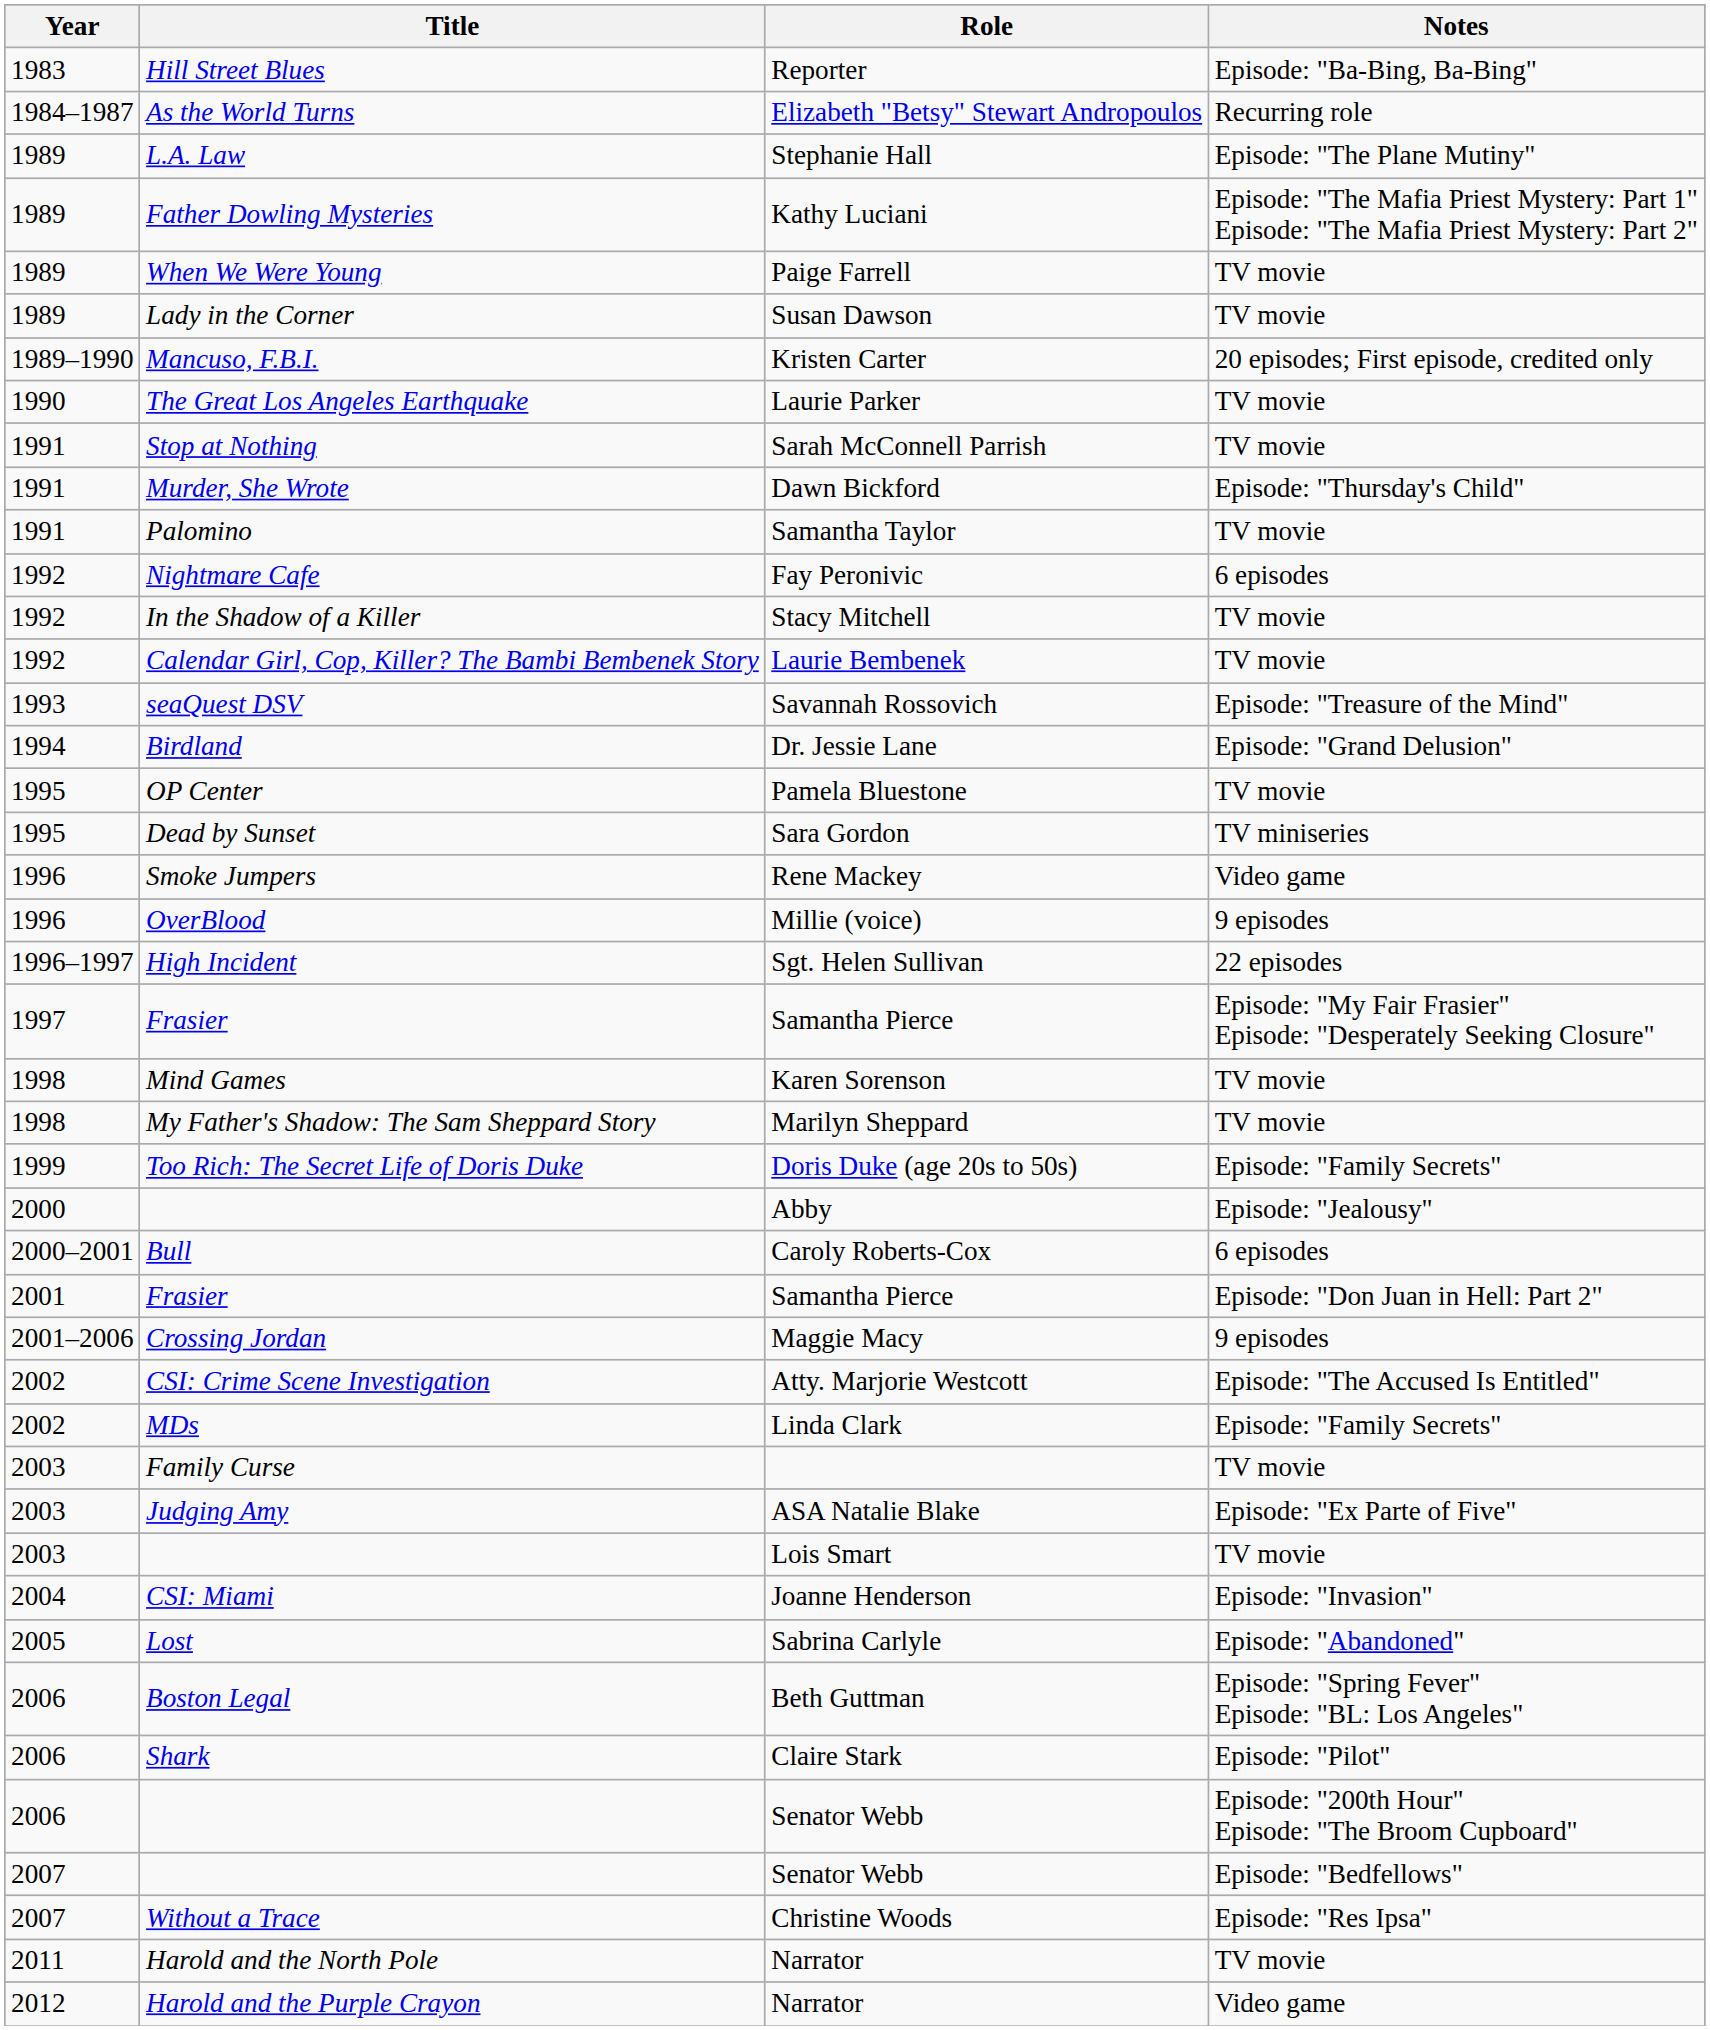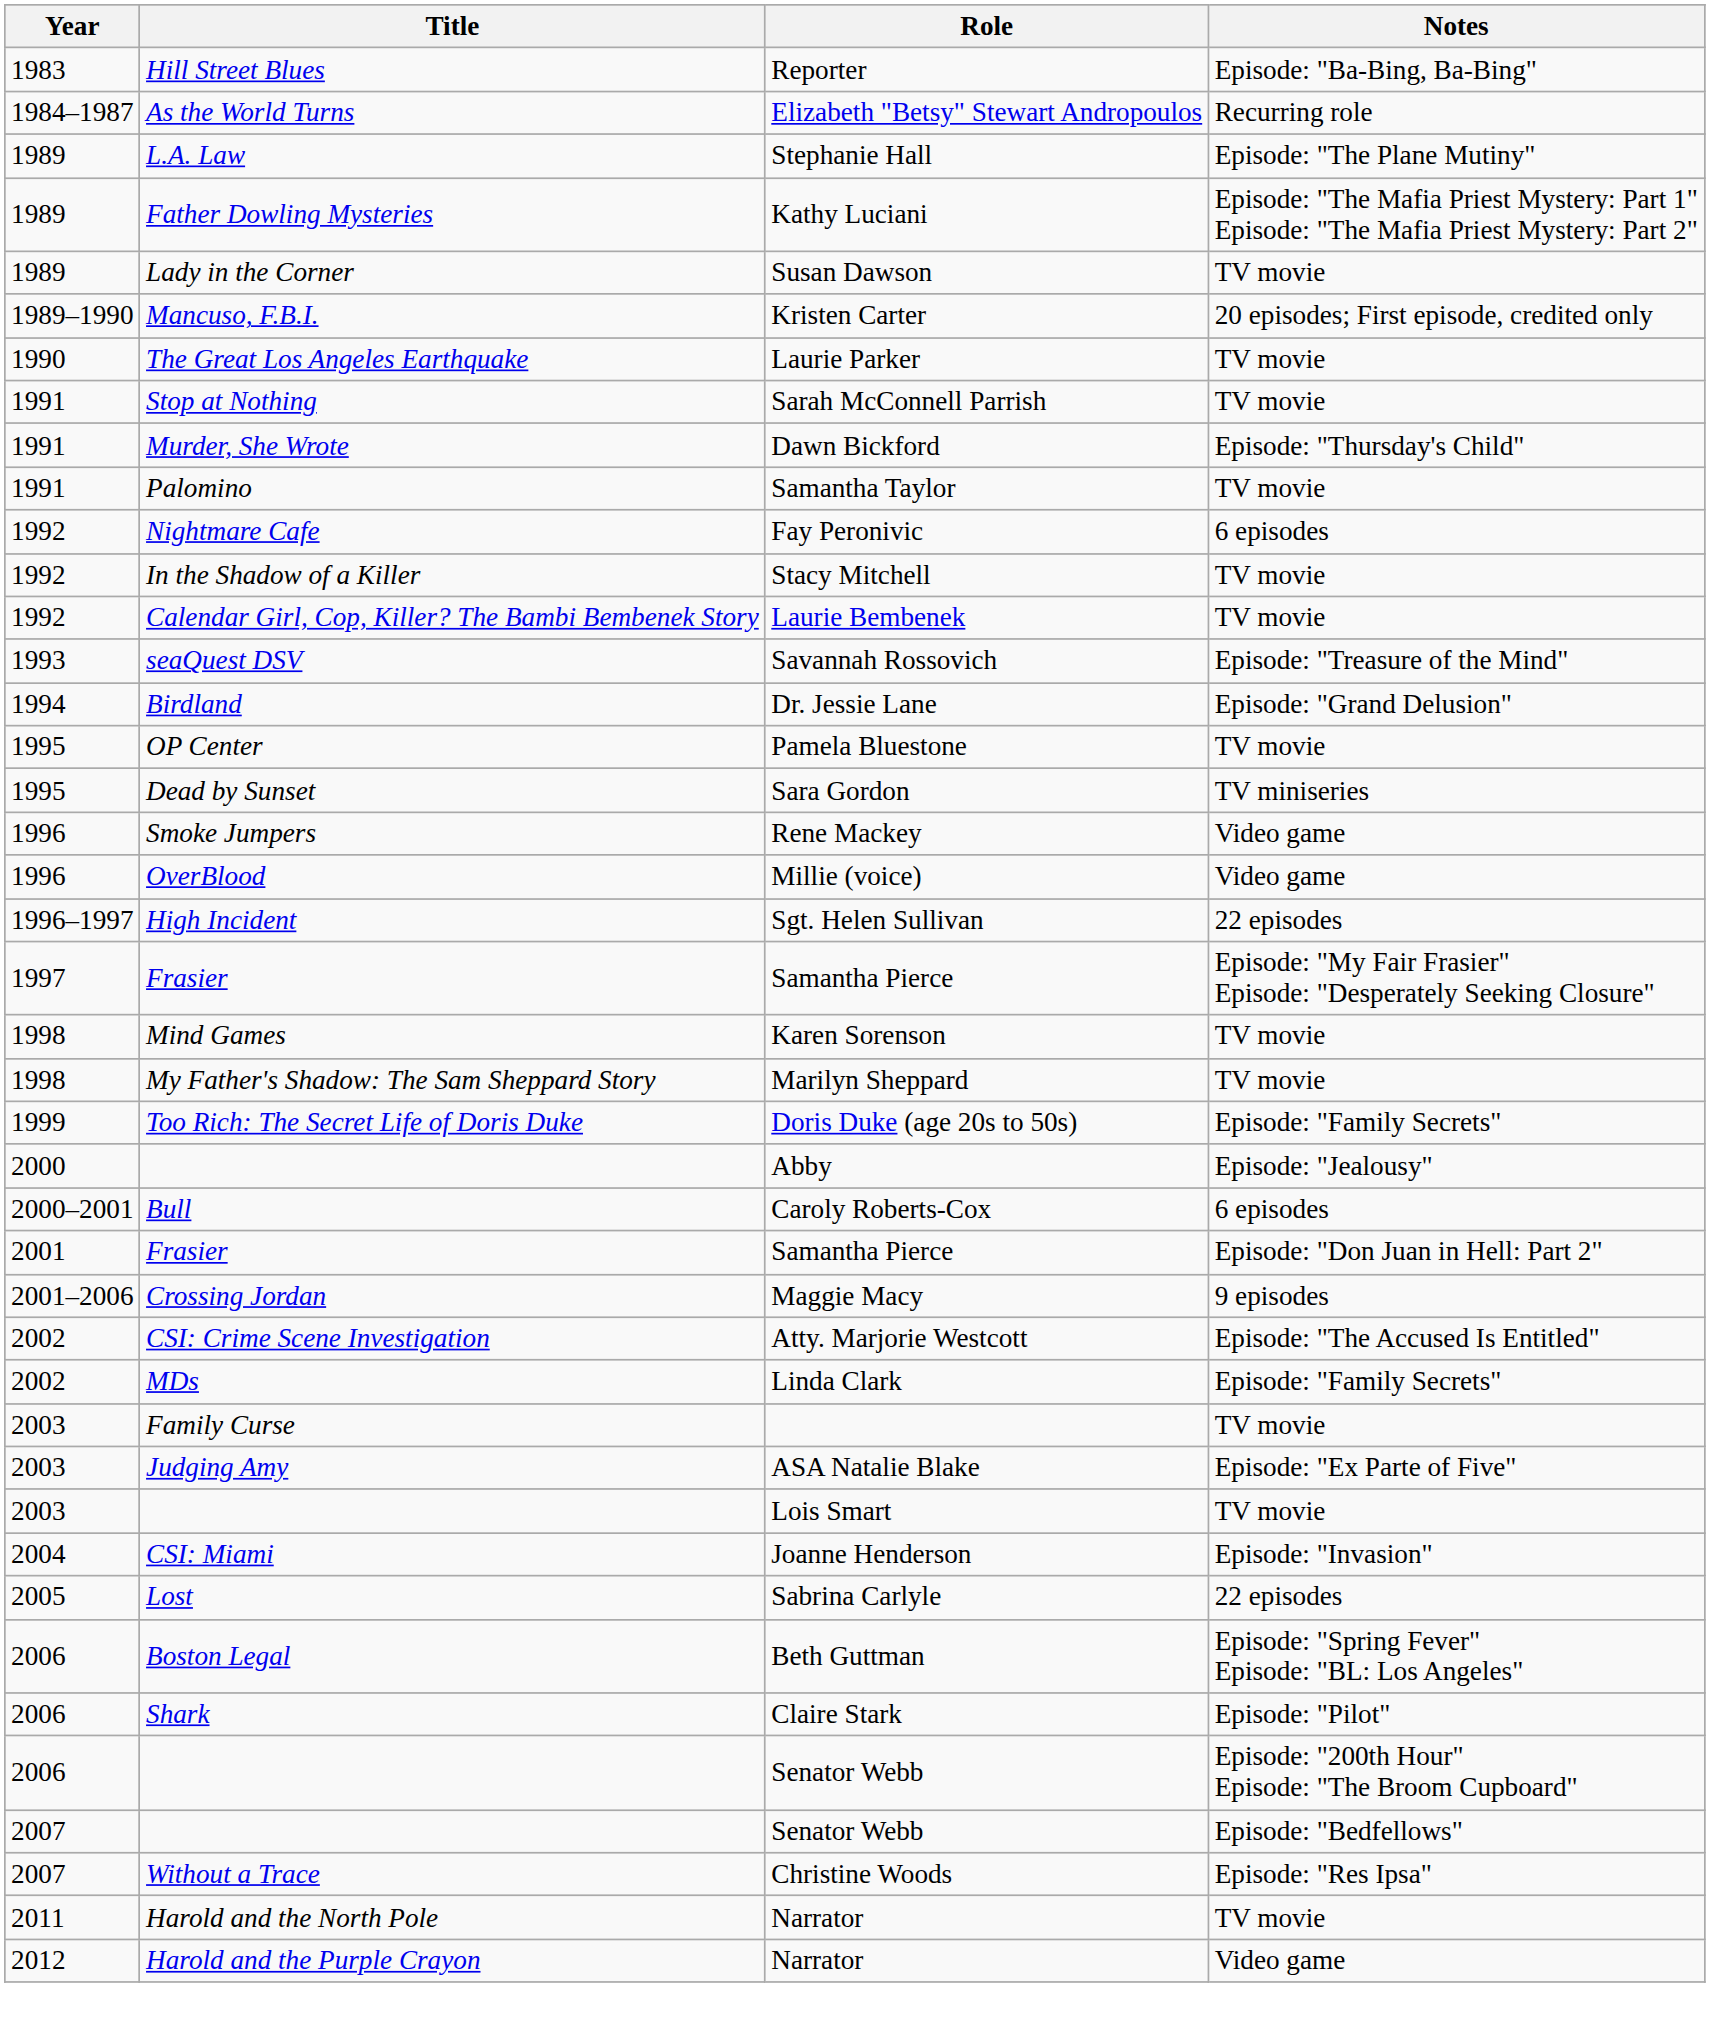- row: (38, 272)
(1272, 919) 9 episodes -> (1280, 876) Video game
(1340, 1640) Episode: "Abandoned" -> (1279, 1597) 22 episodes
